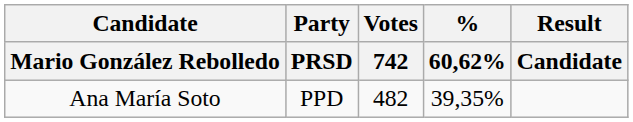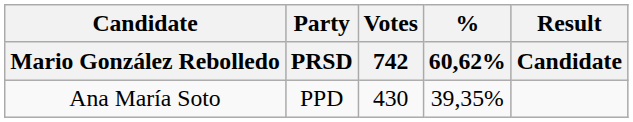(391, 98) 482 -> (391, 98) 430
